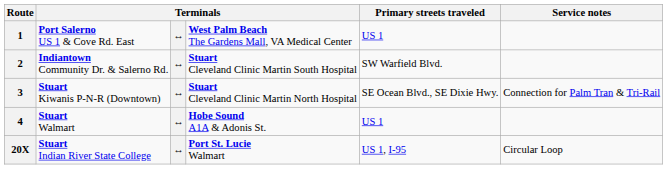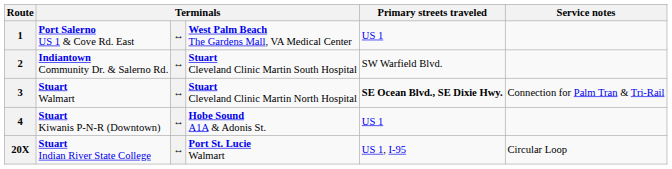(100, 92) Stuart Kiwanis P-N-R (Downtown) -> (57, 92) Stuart Walmart
(430, 92) normal -> (432, 92) bold
(57, 121) Stuart Walmart -> (100, 121) Stuart Kiwanis P-N-R (Downtown)
